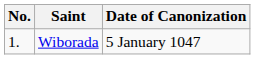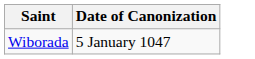- column: (19, 16)
